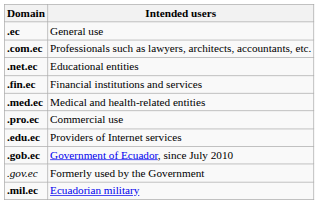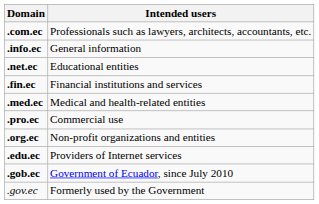- row: (13, 31)
+ row: (24, 48)
+ row: (23, 137)
- row: (22, 191)
